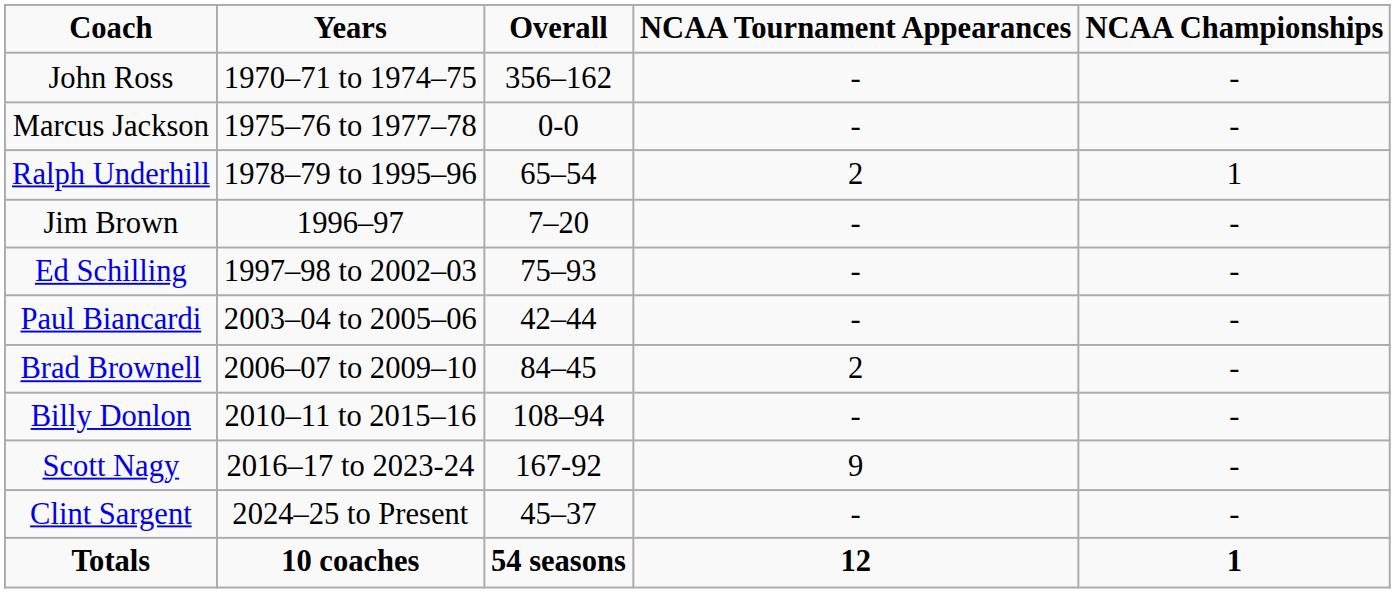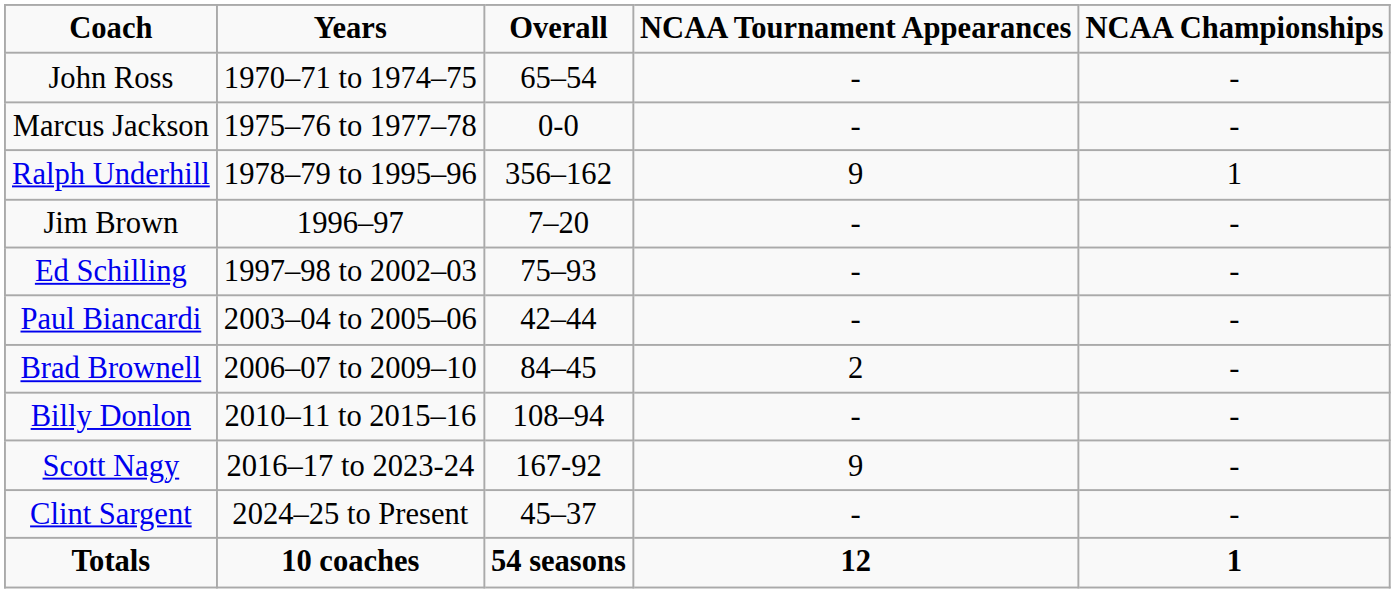(558, 77) 356–162 -> (558, 77) 65–54
(558, 174) 65–54 -> (558, 174) 356–162
(856, 174) 2 -> (856, 174) 9
